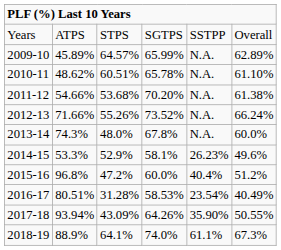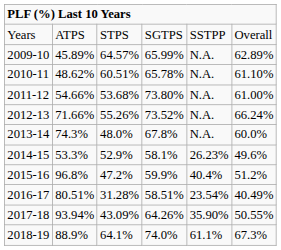(164, 94) 70.20% -> (164, 94) 73.80%
(254, 94) 61.38% -> (254, 94) 61.00%
(161, 174) 60.0% -> (161, 174) 59.9%
(164, 194) 58.53% -> (164, 194) 58.51%
